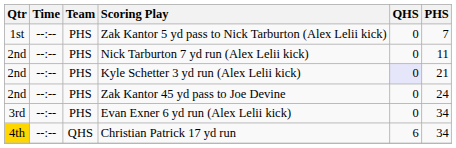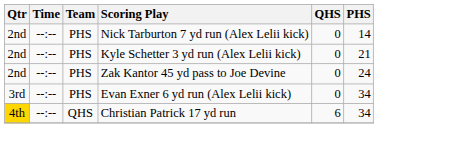- row: (244, 34)
(443, 53) 11 -> (365, 34) 14
(416, 73) lavender background -> (338, 53) no background
